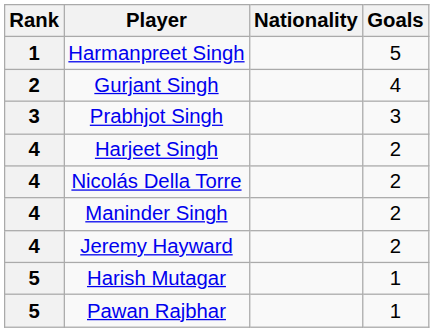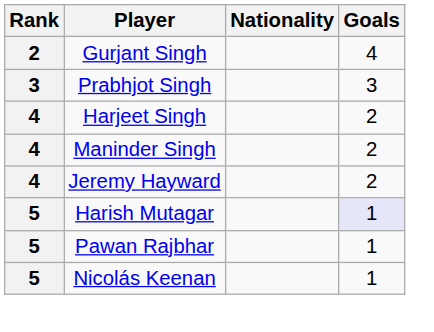- row: (156, 52)
- row: (156, 181)
(395, 278) no background -> (372, 213) lavender background
+ row: (145, 278)
